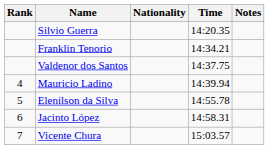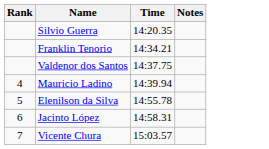- column: (159, 13)
